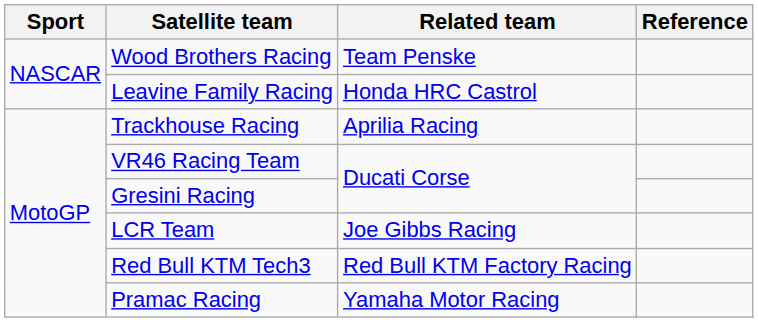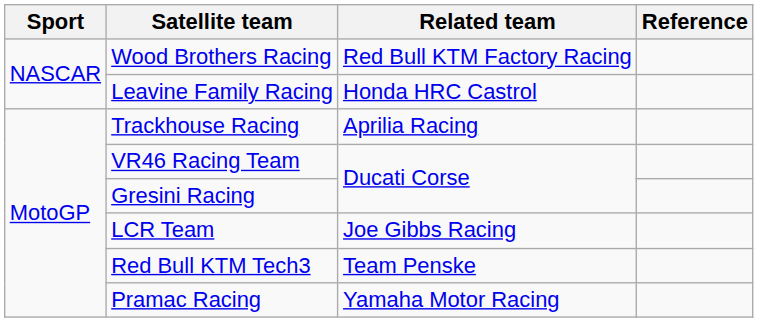(409, 56) Team Penske -> (487, 56) Red Bull KTM Factory Racing
(487, 265) Red Bull KTM Factory Racing -> (409, 265) Team Penske
